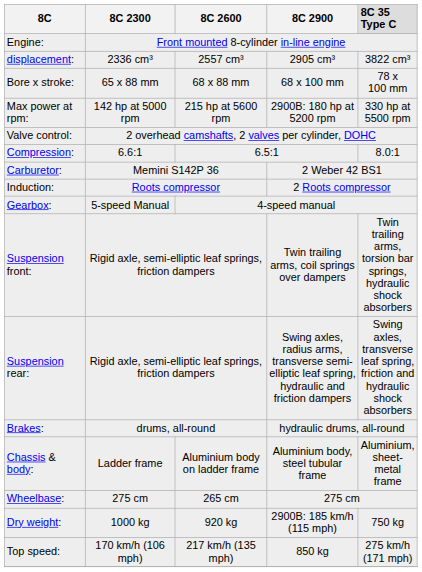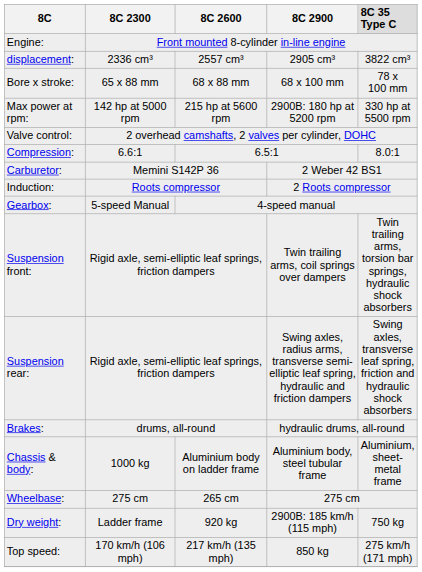(130, 463) Ladder frame -> (130, 463) 1000 kg
(130, 522) 1000 kg -> (130, 522) Ladder frame
